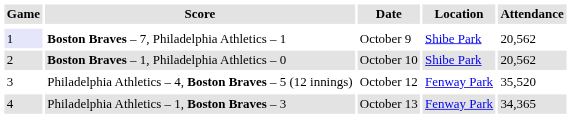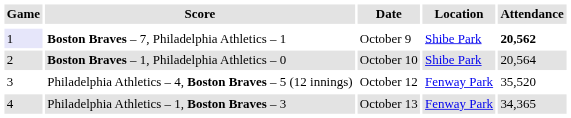(518, 38) normal -> (518, 38) bold
(518, 60) 20,562 -> (518, 60) 20,564
